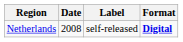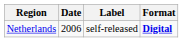(71, 28) 2008 -> (71, 28) 2006
